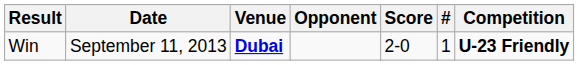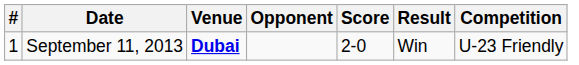columns swapped: (446, 18) <-> (35, 18)
(514, 45) bold -> (511, 45) normal
